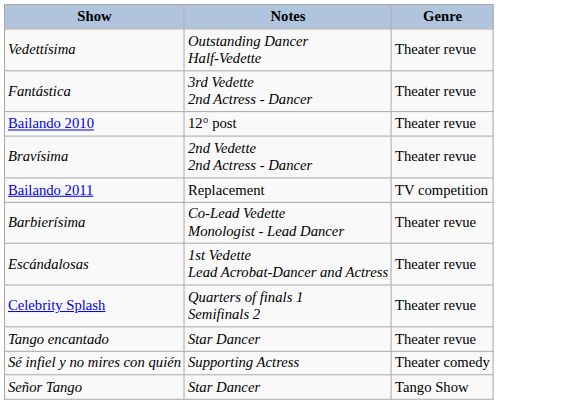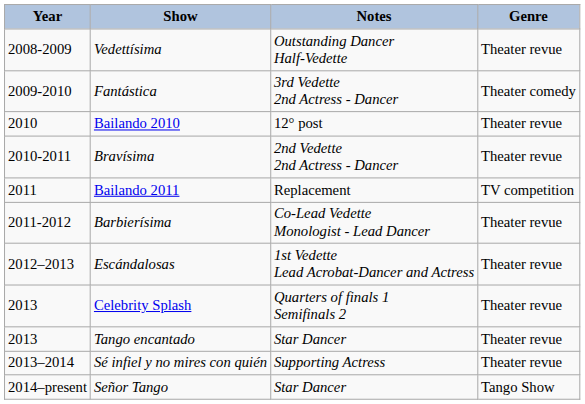+ column: (47, 17)
(436, 91) Theater revue -> (528, 91) Theater comedy
(442, 363) Theater comedy -> (522, 363) Theater revue
